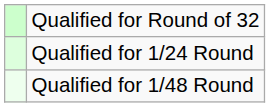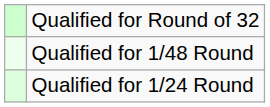rows swapped: (143, 53) <-> (143, 85)
